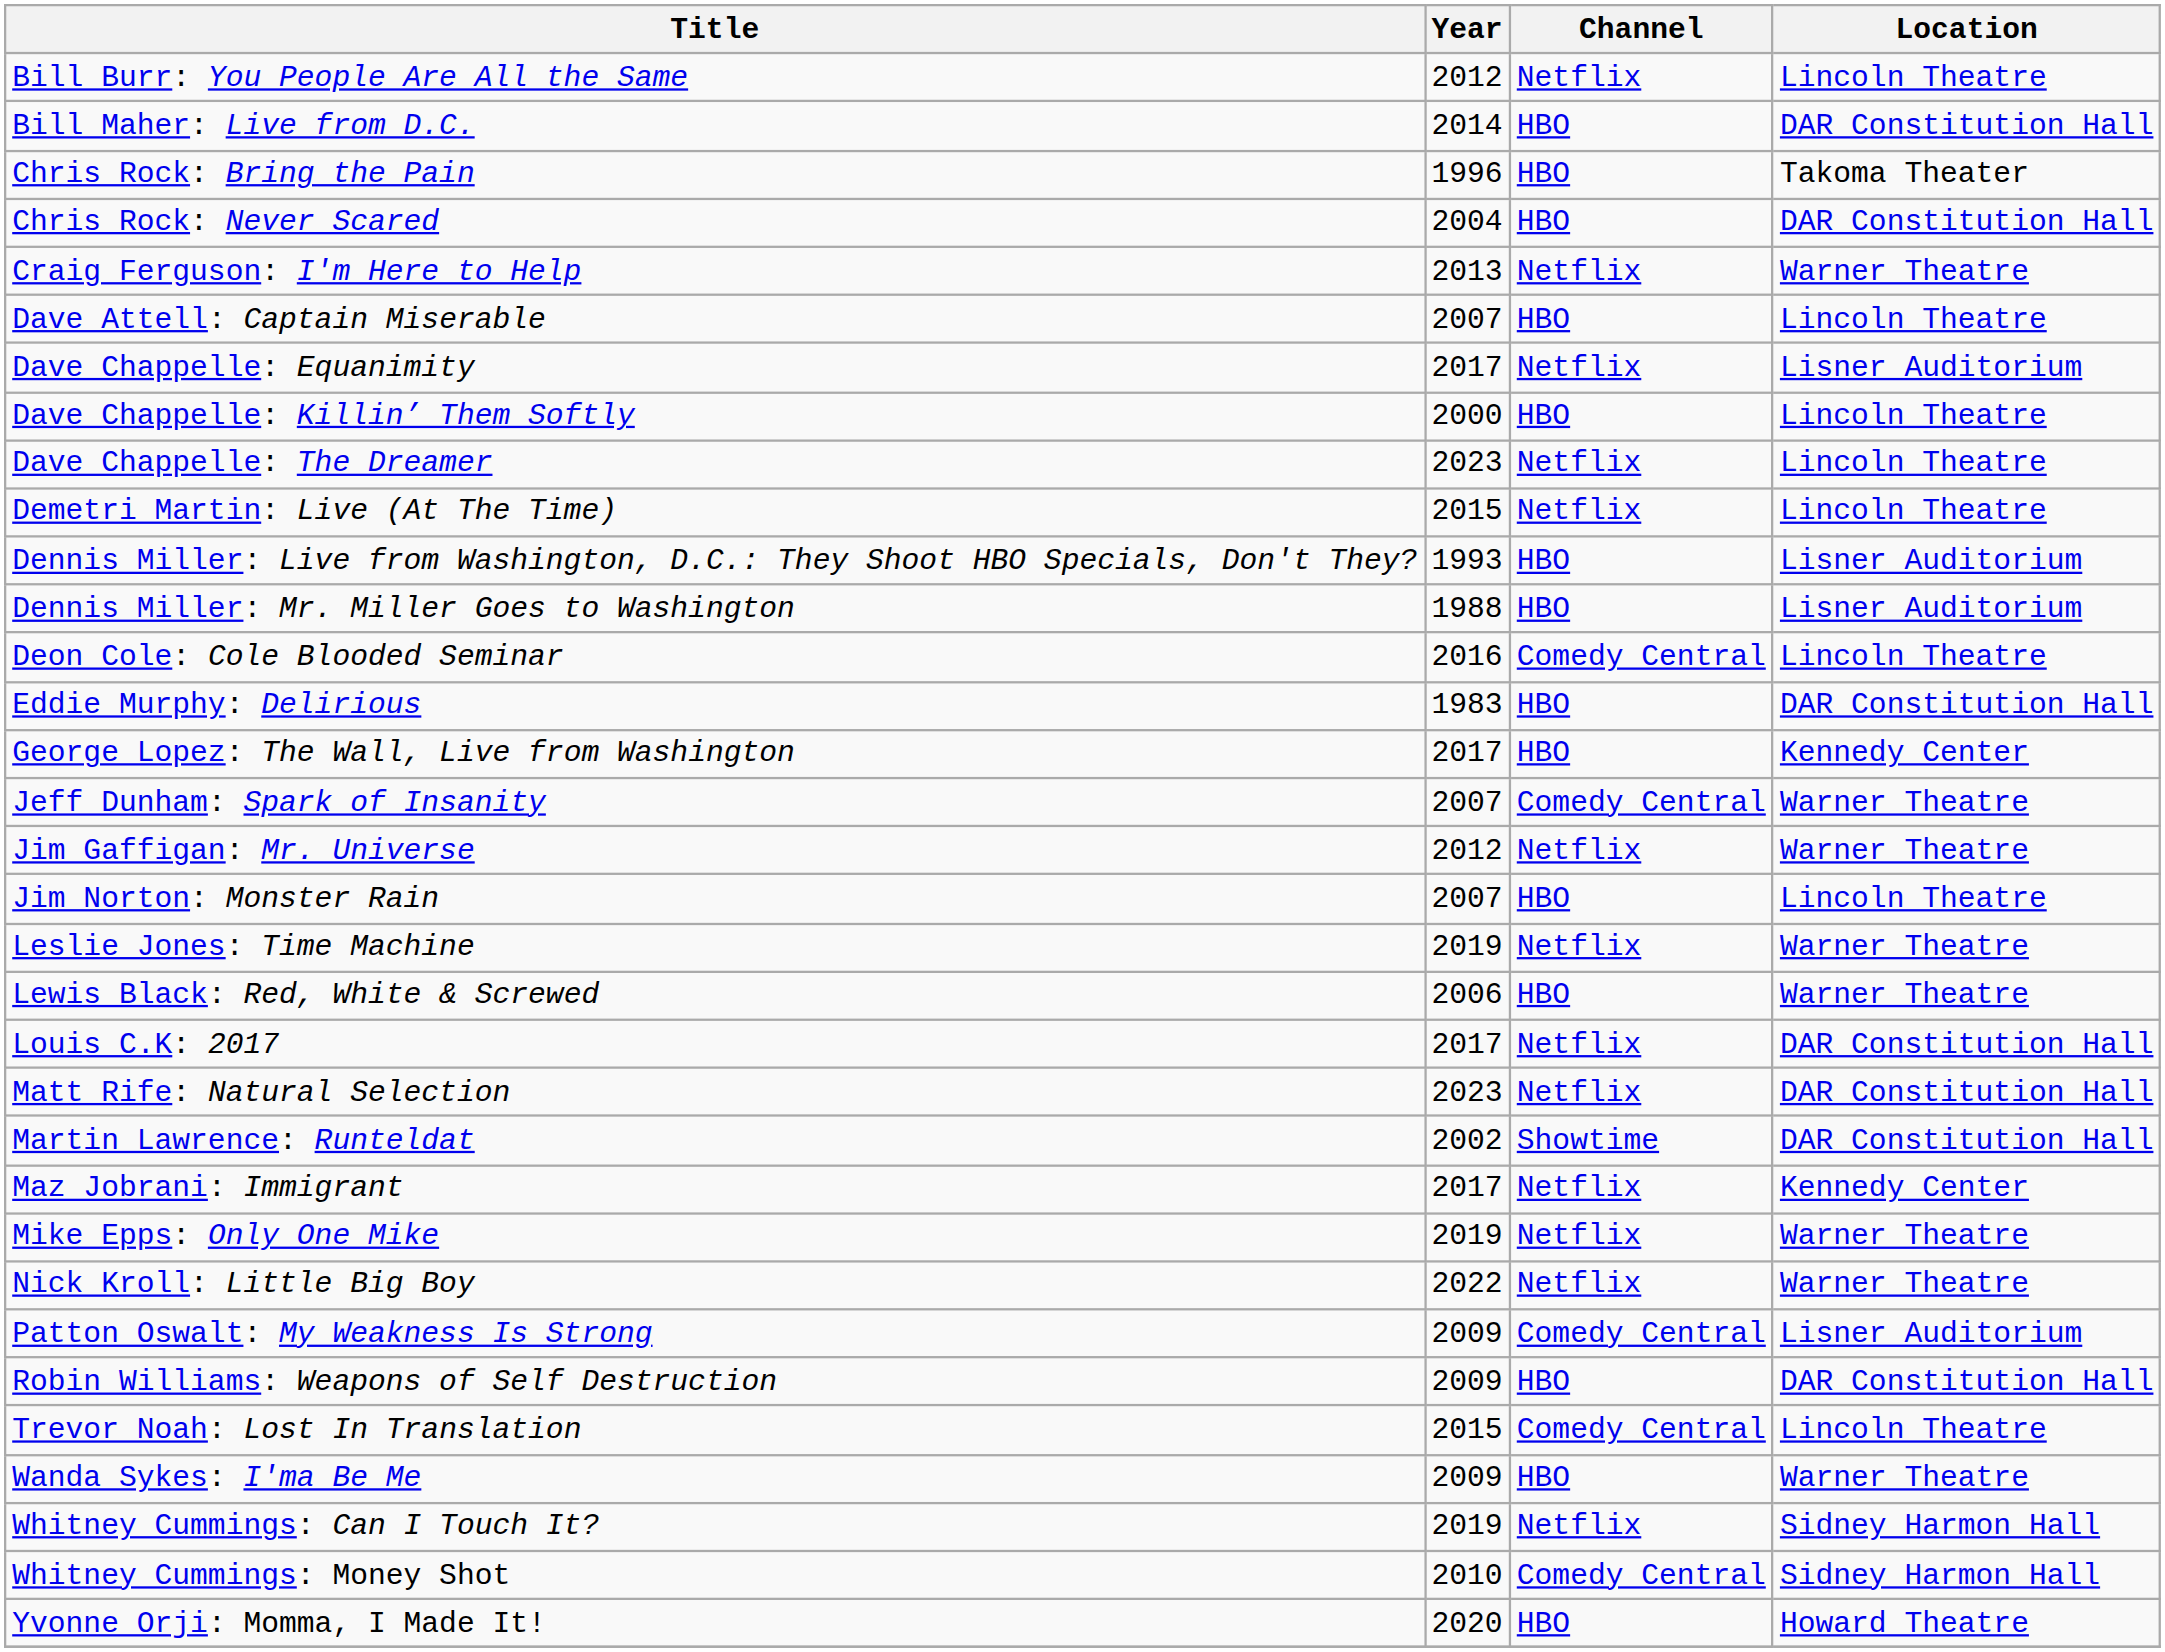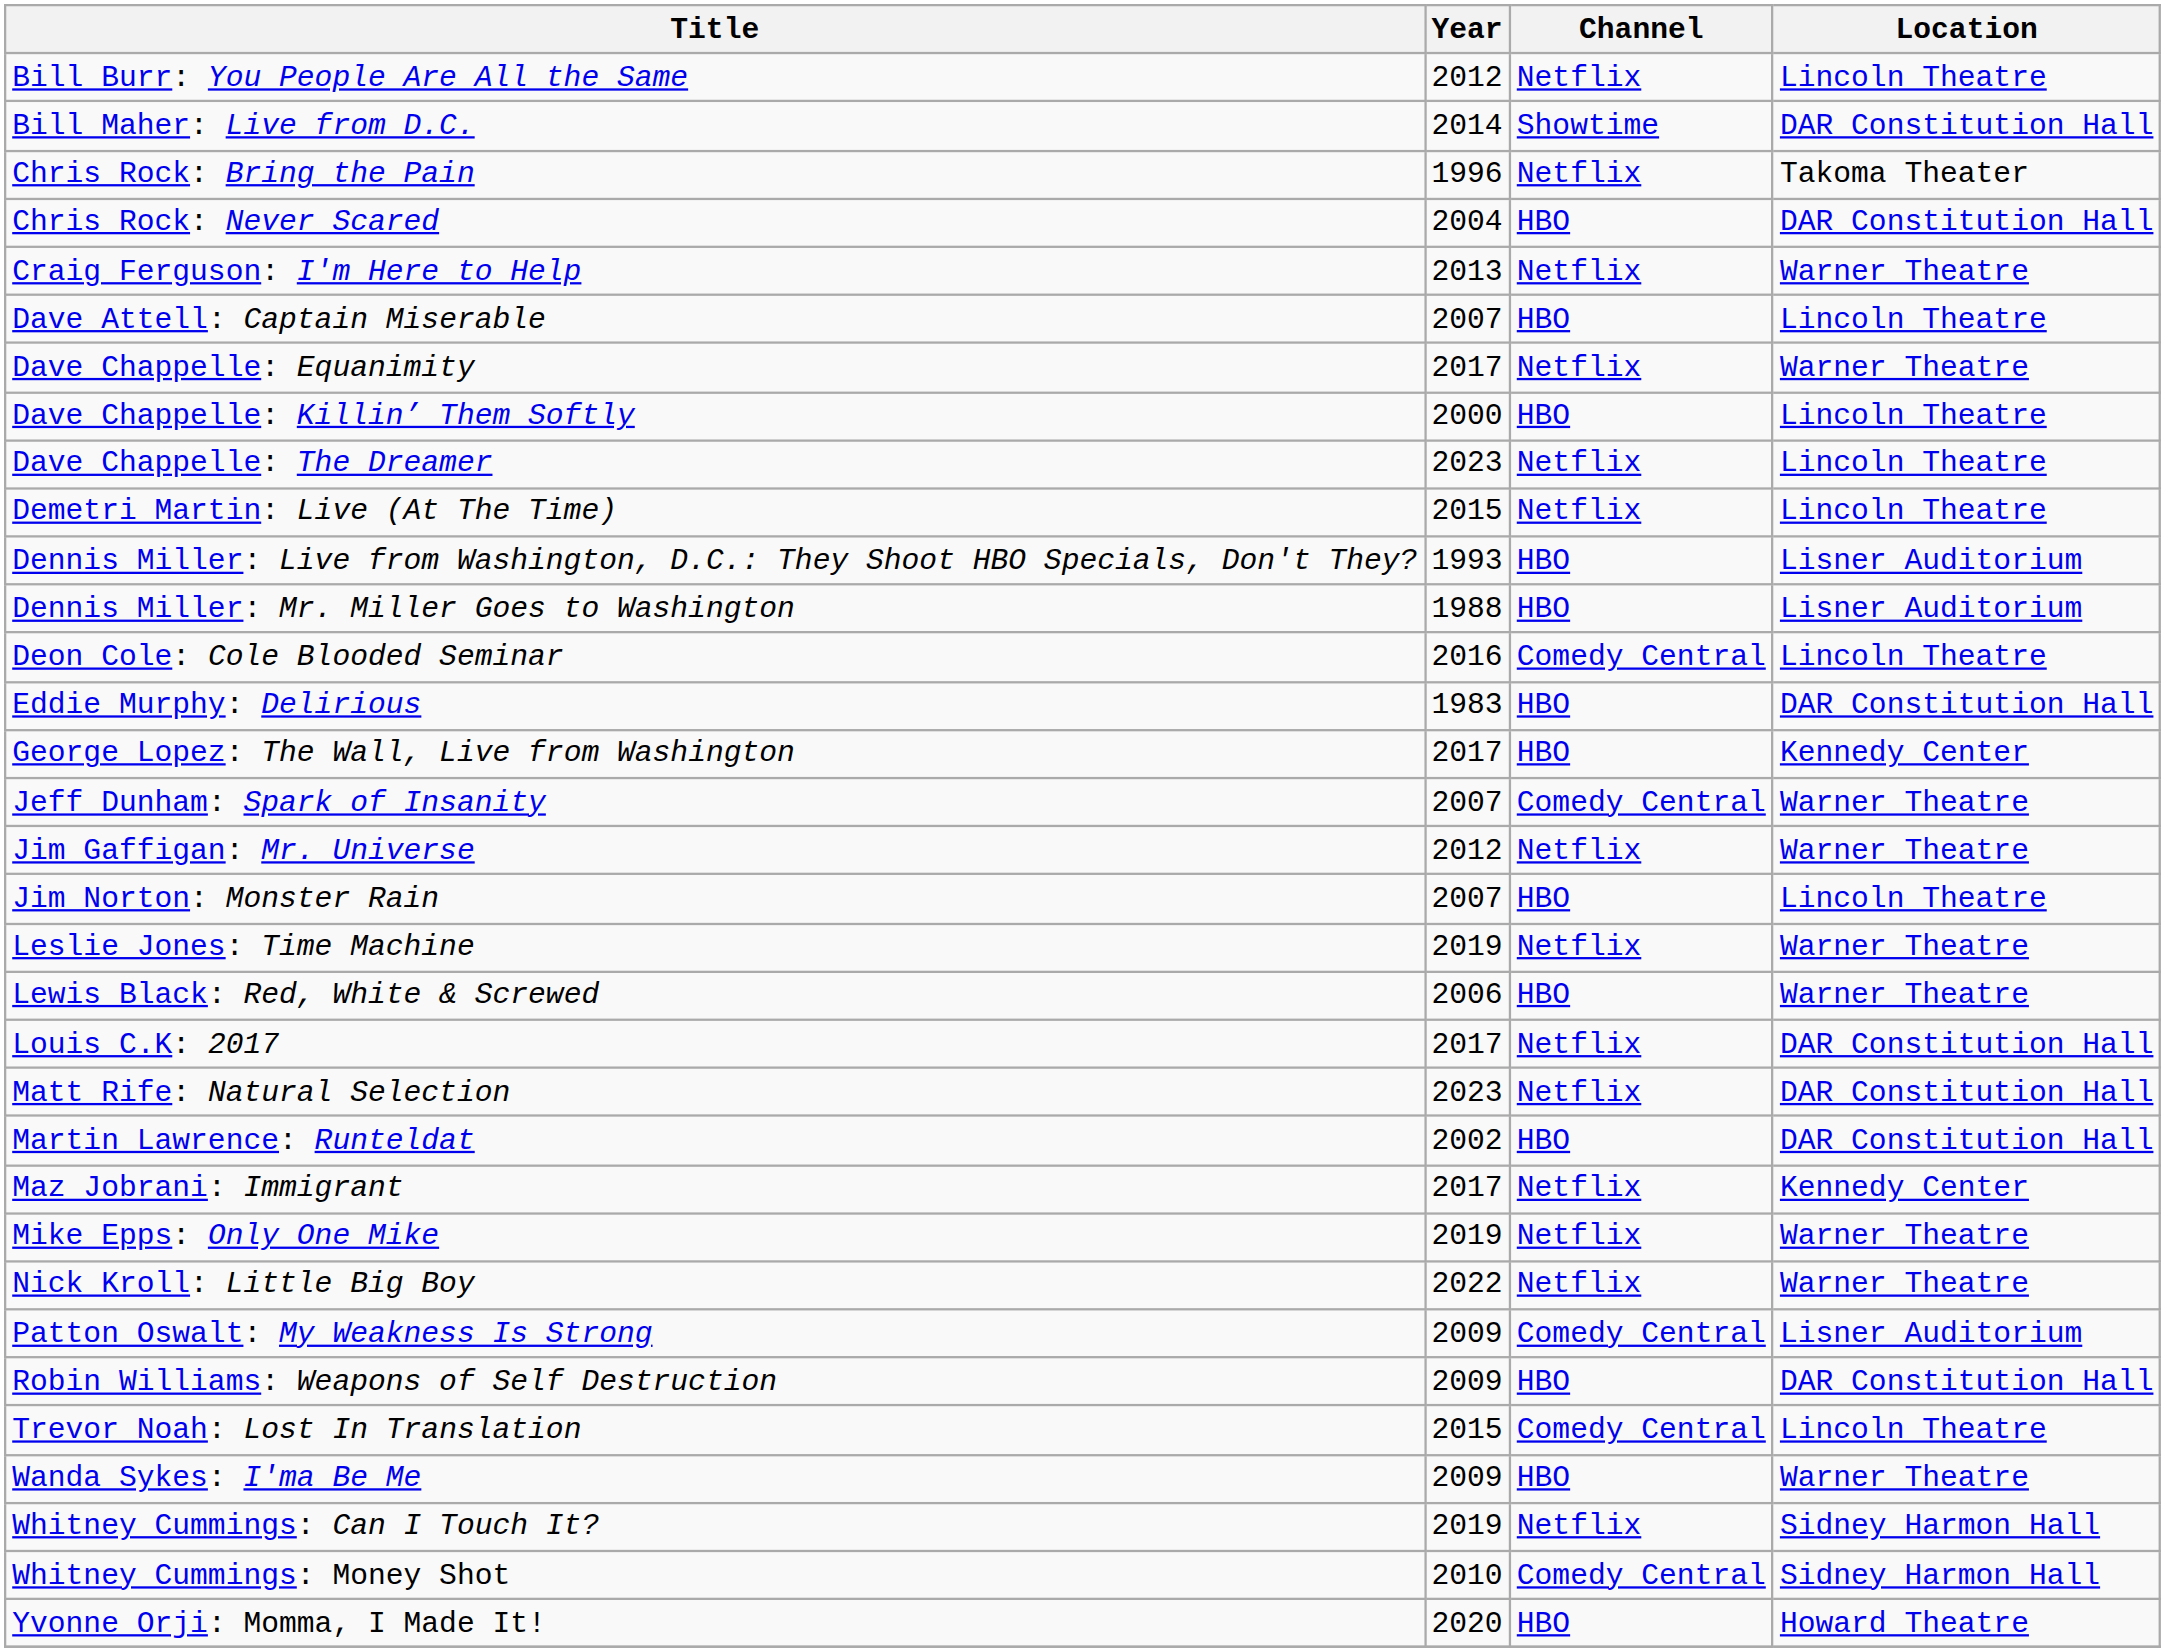(1543, 126) HBO -> (1588, 126) Showtime
(1543, 174) HBO -> (1579, 174) Netflix
(1931, 367) Lisner Auditorium -> (1904, 367) Warner Theatre
(1588, 1140) Showtime -> (1543, 1140) HBO
